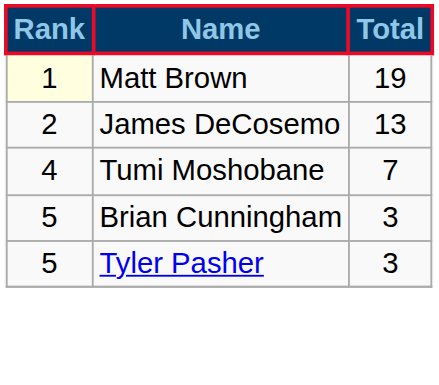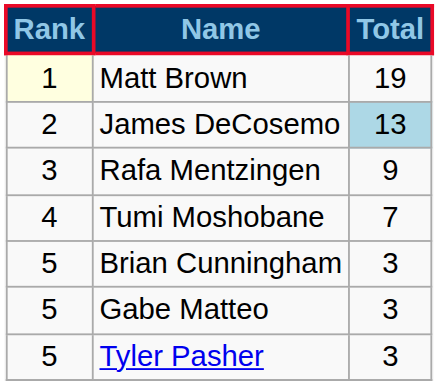(390, 124) no background -> (390, 124) lightblue background
+ row: (210, 170)
+ row: (184, 309)
